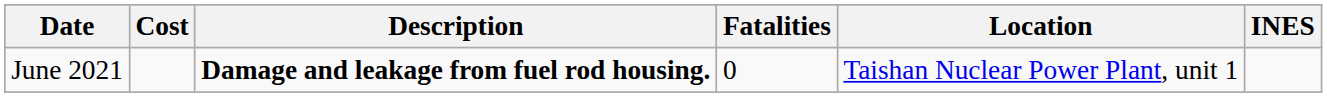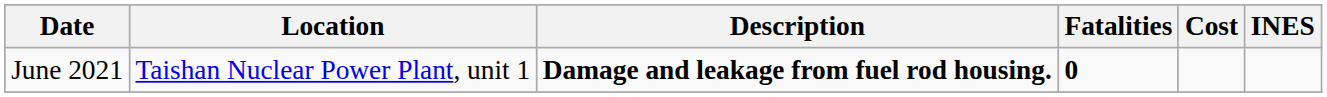columns swapped: (1041, 26) <-> (162, 26)
(730, 69) normal -> (1071, 69) bold
